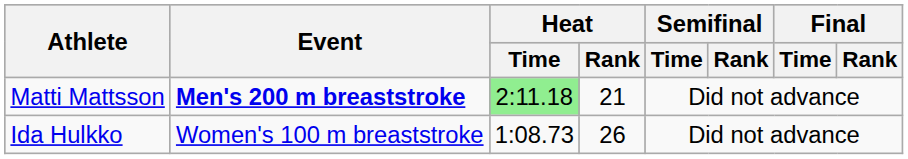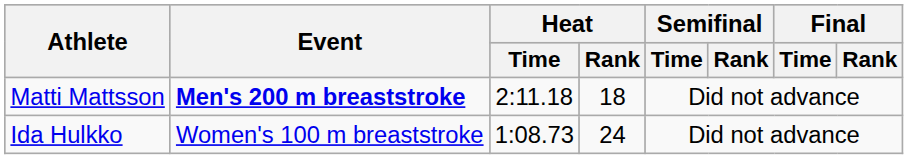(534, 97) lightgreen background -> (534, 97) no background
(612, 97) 21 -> (612, 97) 18
(612, 134) 26 -> (612, 134) 24
